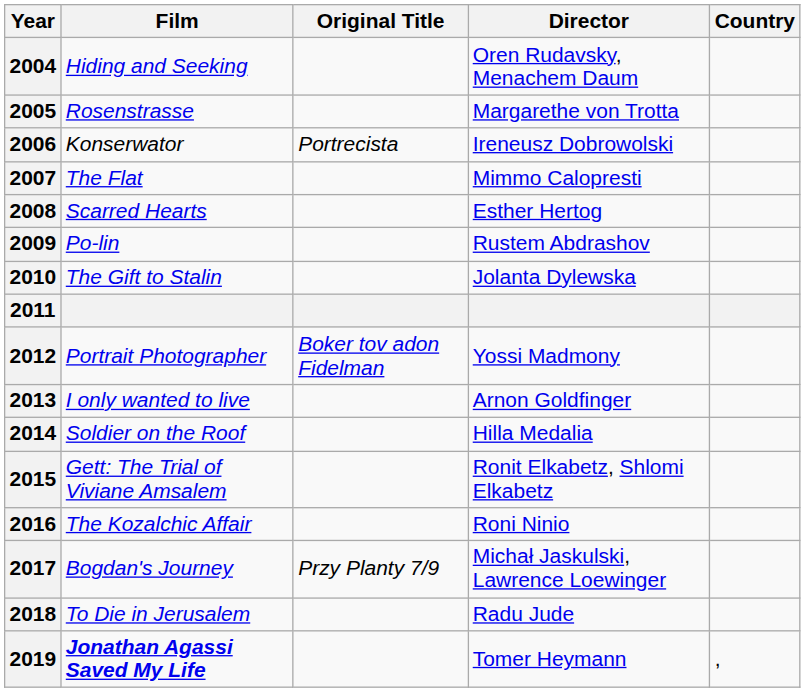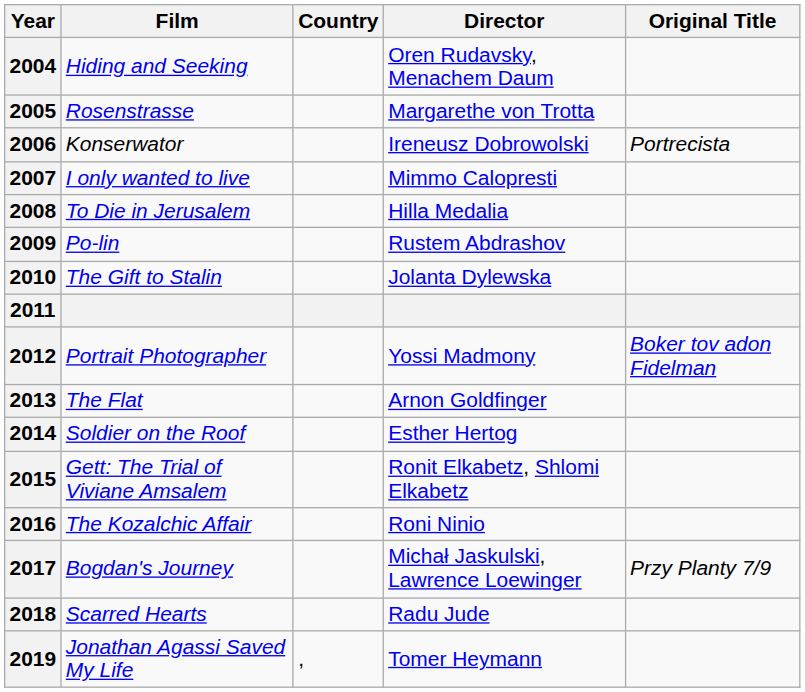columns swapped: (381, 21) <-> (755, 21)
(104, 177) The Flat -> (158, 177) I only wanted to live
(136, 210) Scarred Hearts -> (158, 210) To Die in Jerusalem
(537, 210) Esther Hertog -> (448, 210) Hilla Medalia
(158, 400) I only wanted to live -> (104, 400) The Flat
(533, 433) Hilla Medalia -> (453, 433) Esther Hertog
(158, 614) To Die in Jerusalem -> (136, 614) Scarred Hearts
(149, 659) bold -> (176, 659) normal
